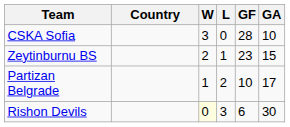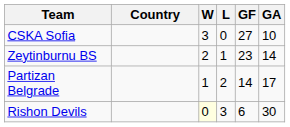(245, 35) 28 -> (245, 35) 27
(269, 55) 15 -> (269, 55) 14
(245, 83) 10 -> (245, 83) 14
